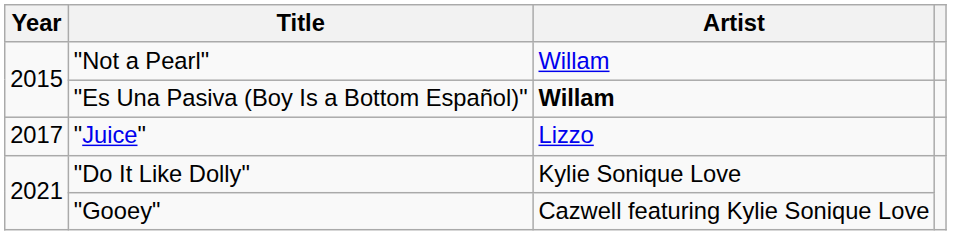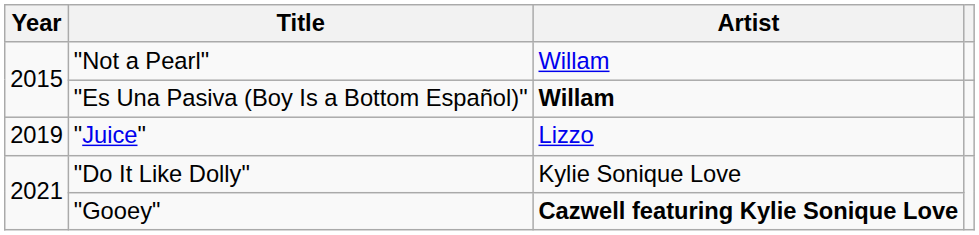(37, 135) 2017 -> (37, 135) 2019
(734, 211) normal -> (748, 211) bold
